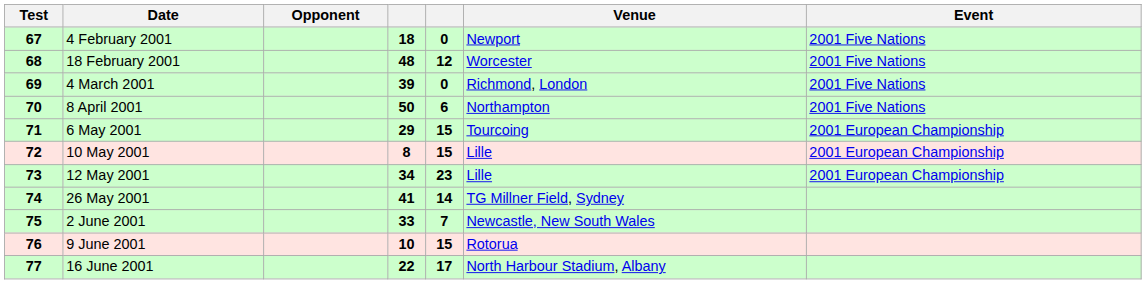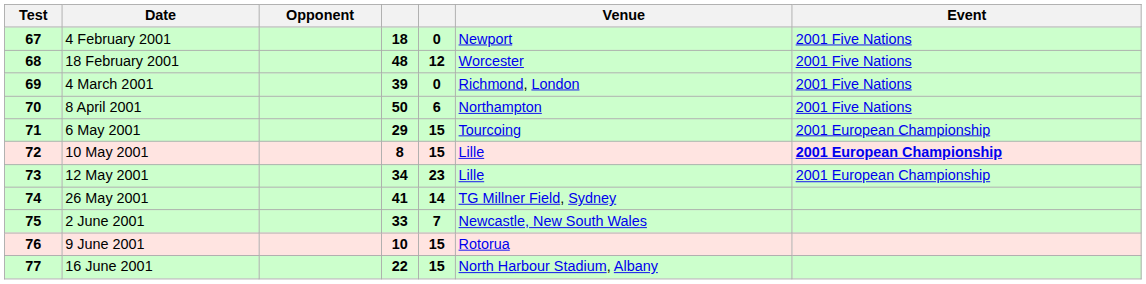(907, 152) normal -> (899, 152) bold
(444, 267) 17 -> (437, 267) 15
